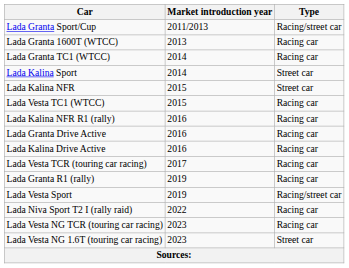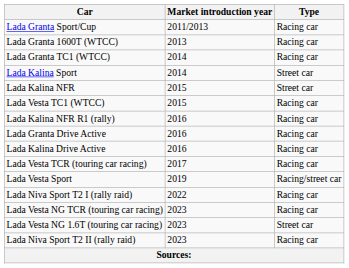(309, 27) Racing/street car -> (297, 27) Racing car
- row: (50, 179)
+ row: (71, 240)
